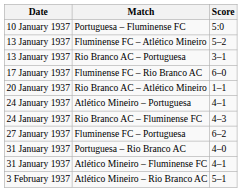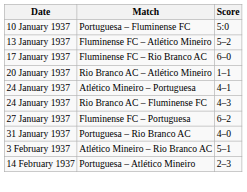- row: (130, 57)
- row: (141, 164)
+ row: (137, 164)
